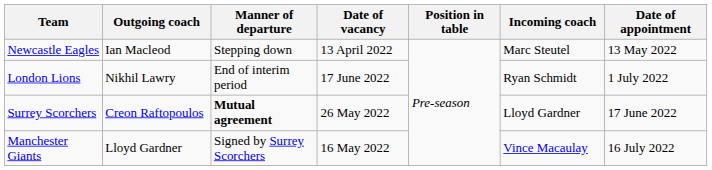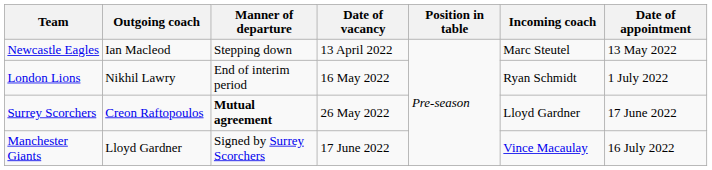(355, 77) 17 June 2022 -> (355, 77) 16 May 2022
(355, 148) 16 May 2022 -> (355, 148) 17 June 2022
